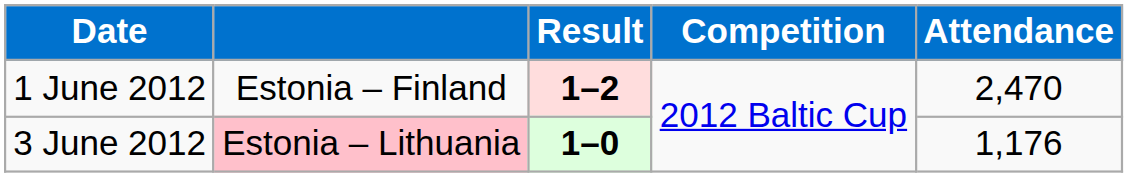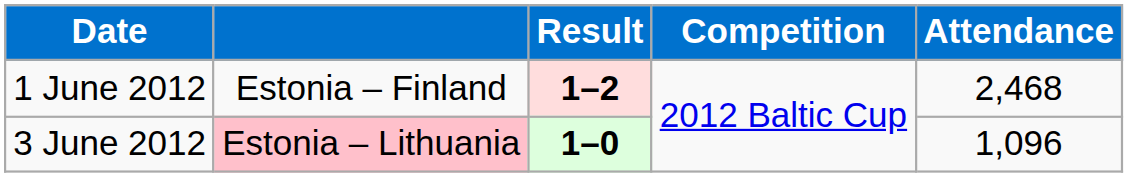(1019, 87) 2,470 -> (1019, 87) 2,468
(1019, 143) 1,176 -> (1019, 143) 1,096
